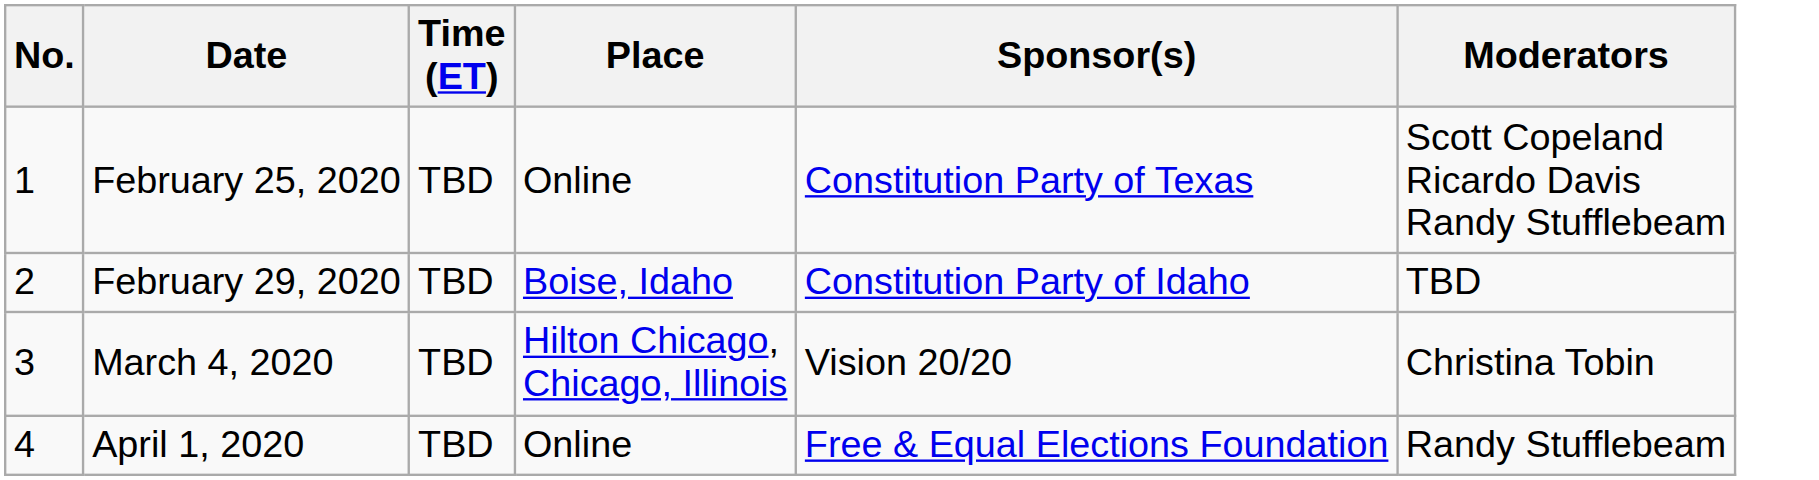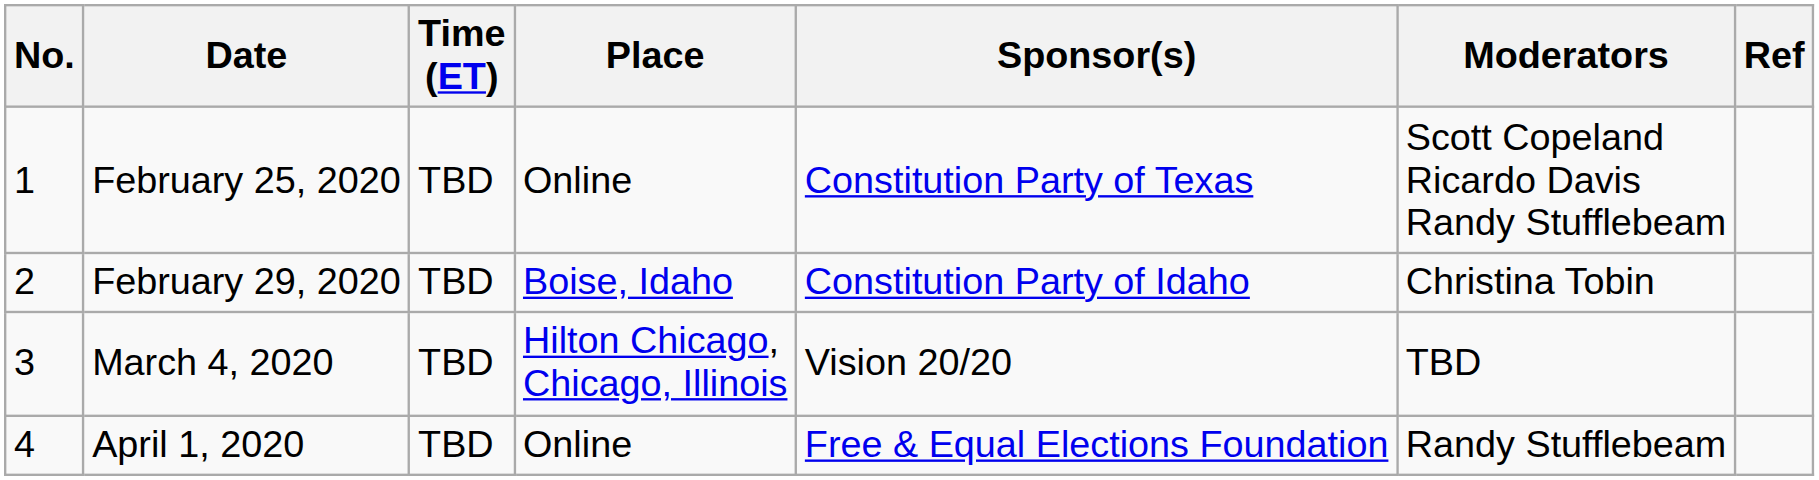+ column: (1774, 55)
(1444, 281) TBD -> (1530, 281) Christina Tobin
(1530, 362) Christina Tobin -> (1444, 362) TBD
